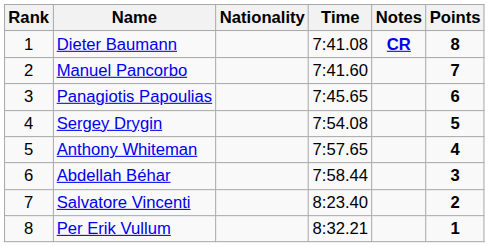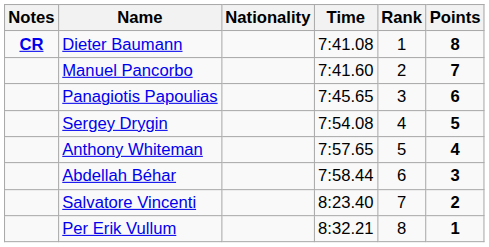columns swapped: (29, 17) <-> (399, 17)
